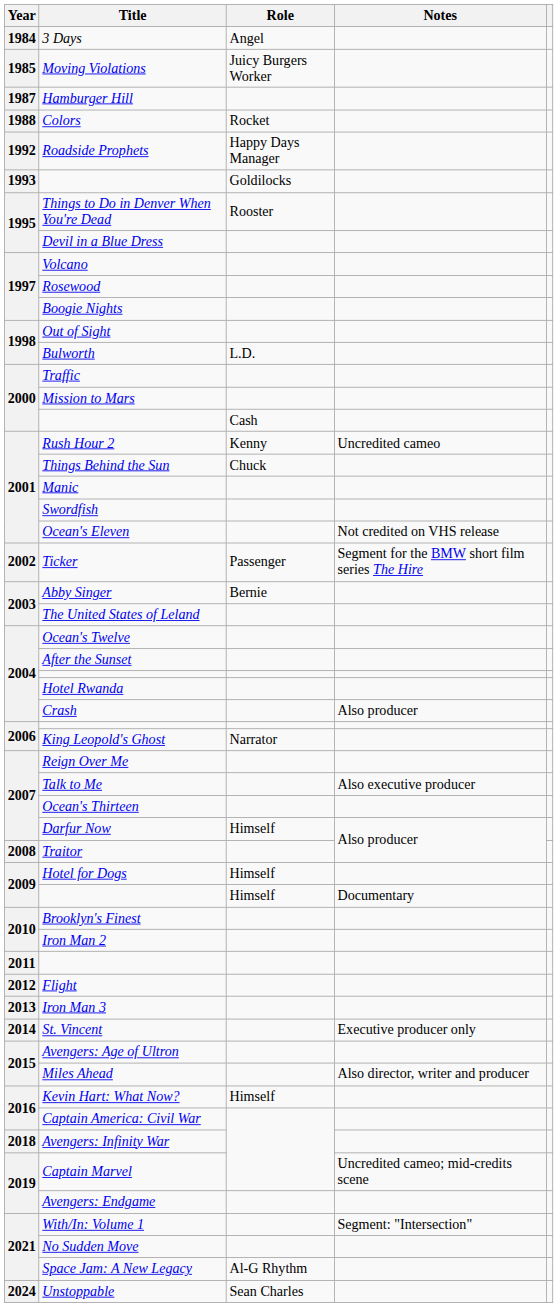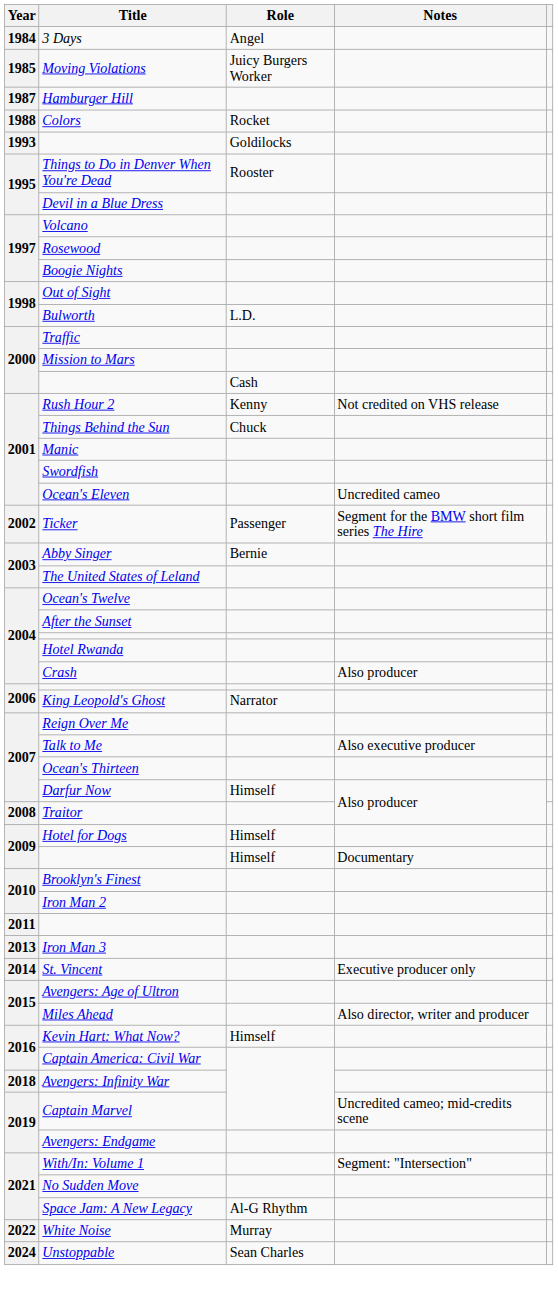- row: (22, 151)
(389, 442) Uncredited cameo -> (418, 404) Not credited on VHS release
(418, 532) Not credited on VHS release -> (389, 493) Uncredited cameo
- row: (22, 985)
+ row: (22, 1230)
